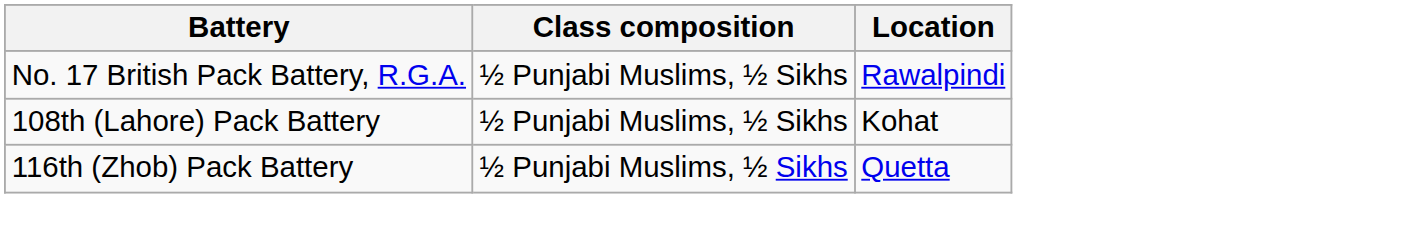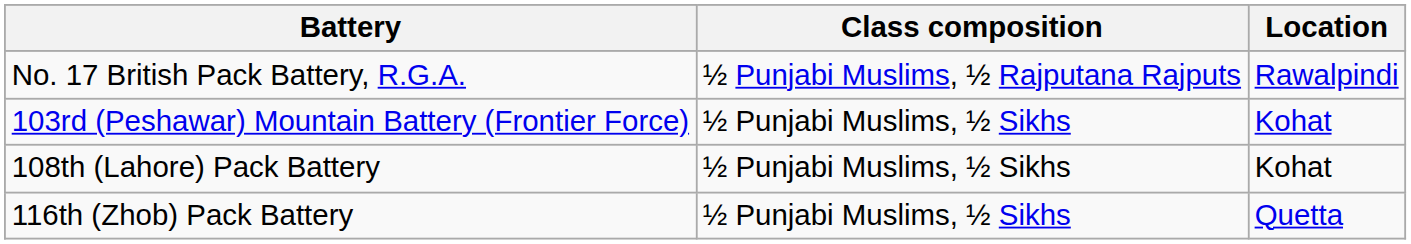(664, 74) ½ Punjabi Muslims, ½ Sikhs -> (972, 74) ½ Punjabi Muslims, ½ Rajputana Rajputs
+ row: (350, 121)
